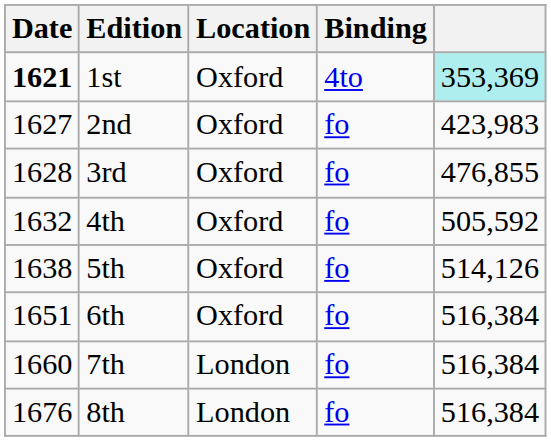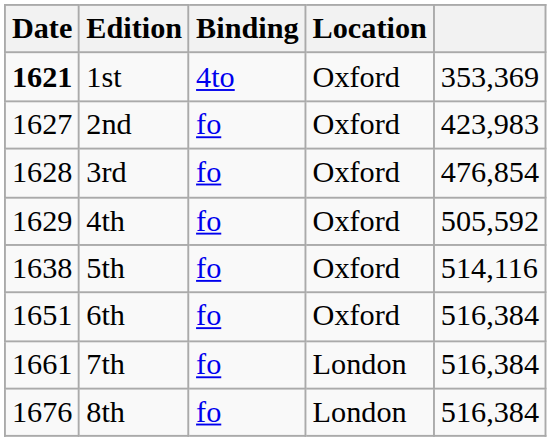columns swapped: (376, 28) <-> (253, 28)
(490, 76) paleturquoise background -> (490, 76) no background
(490, 172) 476,855 -> (490, 172) 476,854
(42, 220) 1632 -> (42, 220) 1629
(490, 268) 514,126 -> (489, 268) 514,116
(42, 364) 1660 -> (42, 364) 1661
